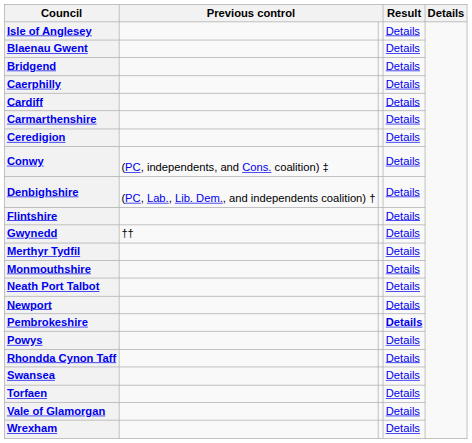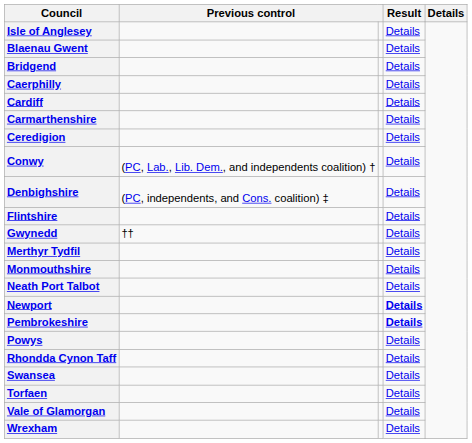(225, 168) (PC, independents, and Cons. coalition) ‡ -> (248, 168) (PC, Lab., Lib. Dem., and independents coalition) †
(248, 198) (PC, Lab., Lib. Dem., and independents coalition) † -> (225, 198) (PC, independents, and Cons. coalition) ‡
(403, 305) normal -> (404, 305) bold
